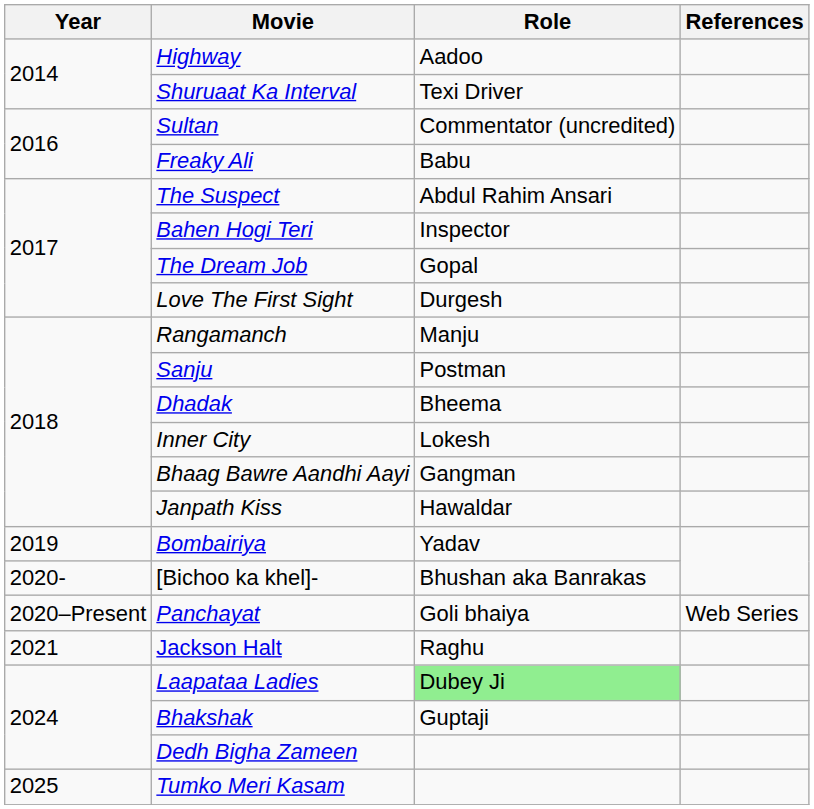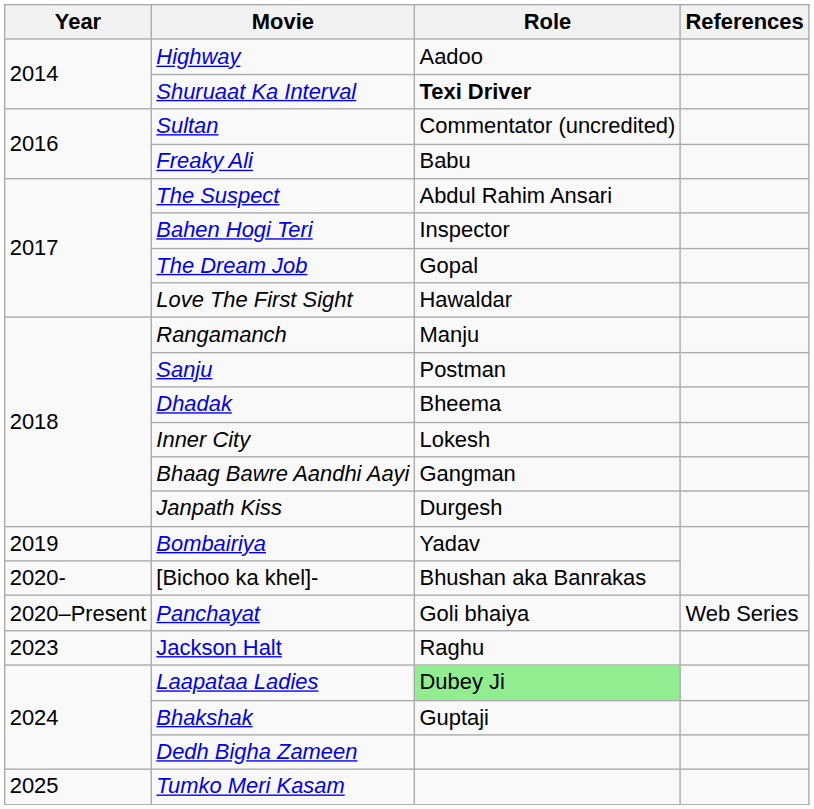(471, 91) normal -> (475, 91) bold
(461, 299) Durgesh -> (466, 299) Hawaldar
(466, 508) Hawaldar -> (461, 508) Durgesh
(34, 647) 2021 -> (34, 647) 2023
